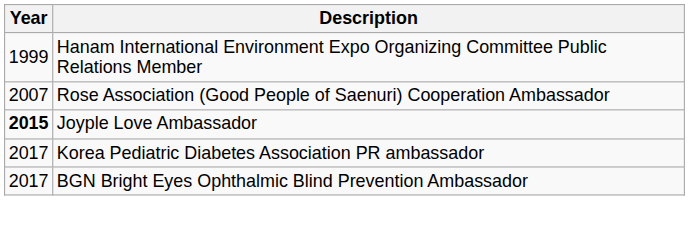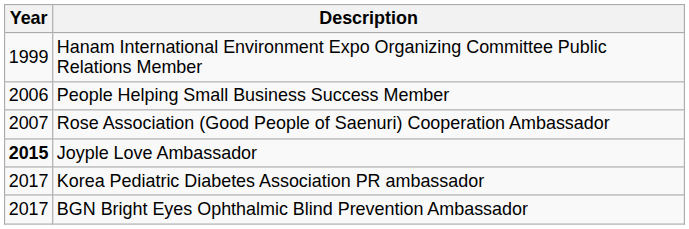+ row: (253, 95)
